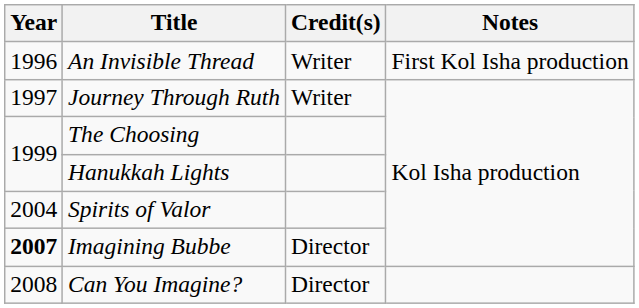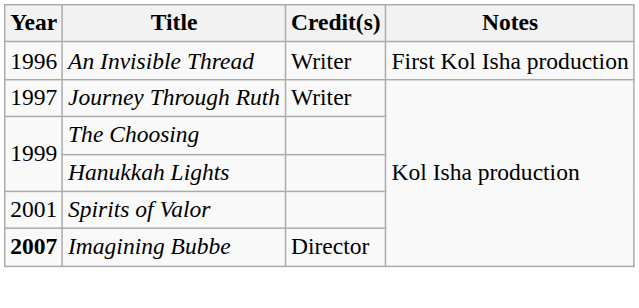(34, 209) 2004 -> (34, 209) 2001
- row: (155, 284)
